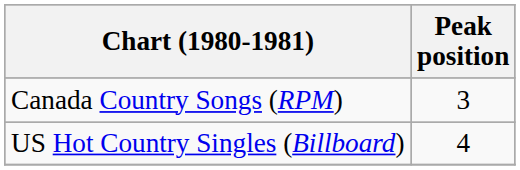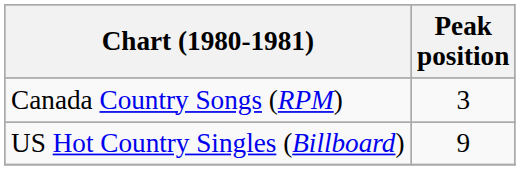(463, 142) 4 -> (463, 142) 9
